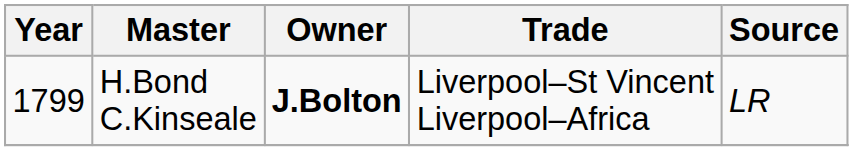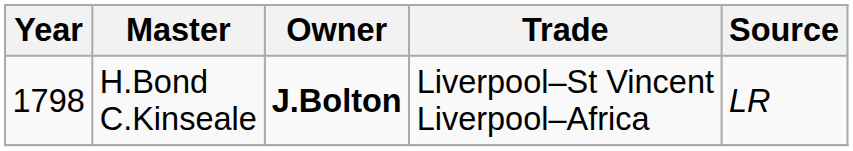(49, 100) 1799 -> (49, 100) 1798
